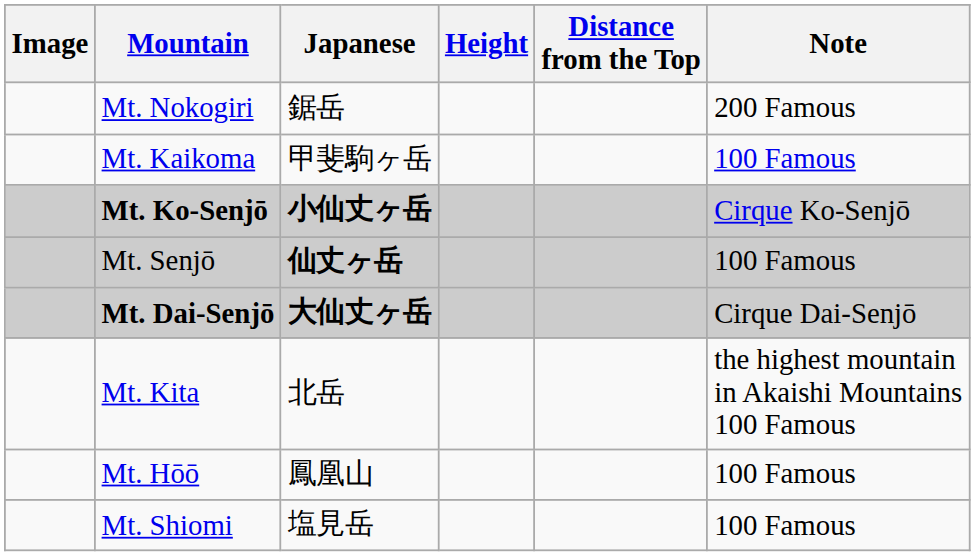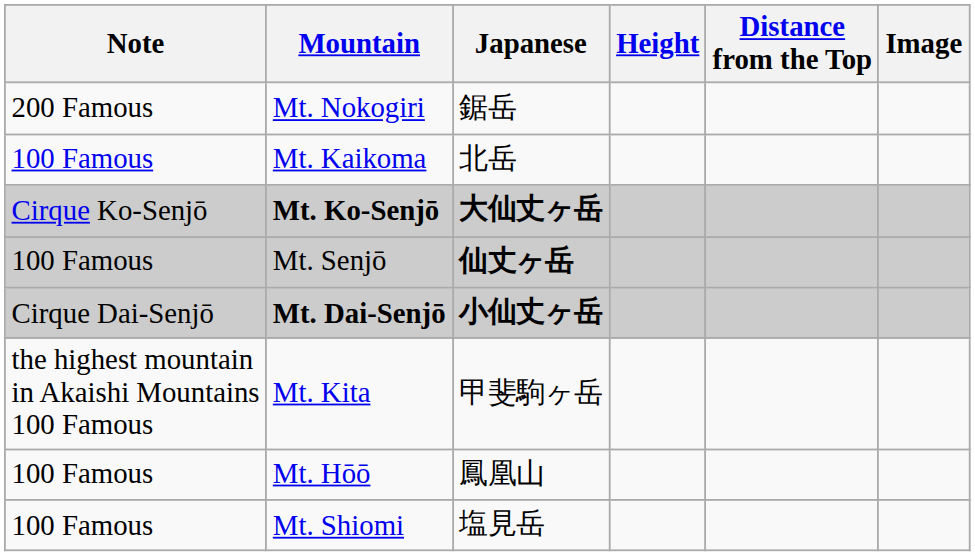columns swapped: (50, 43) <-> (838, 43)
(360, 158) 甲斐駒ヶ岳 -> (488, 158) 北岳
(360, 209) 小仙丈ヶ岳 -> (531, 209) 大仙丈ヶ岳
(360, 311) 大仙丈ヶ岳 -> (531, 311) 小仙丈ヶ岳
(316, 392) 北岳 -> (531, 392) 甲斐駒ヶ岳
